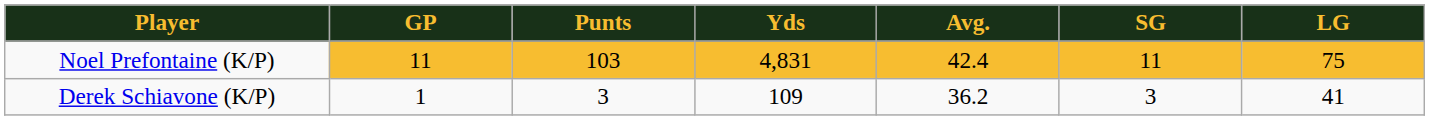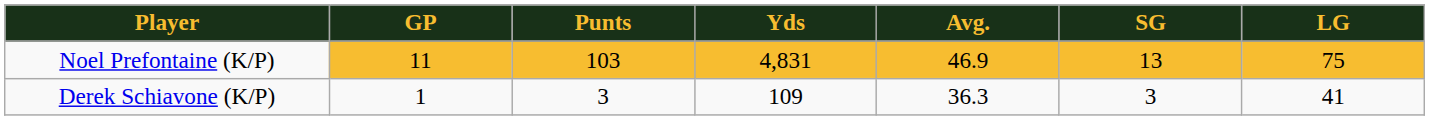(968, 59) 42.4 -> (968, 59) 46.9
(1151, 59) 11 -> (1151, 59) 13
(968, 96) 36.2 -> (968, 96) 36.3
